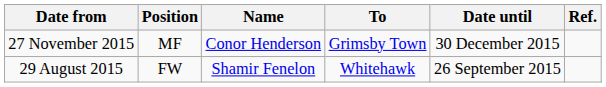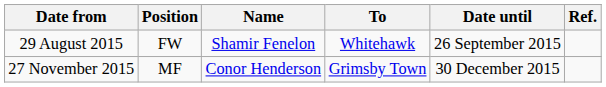rows swapped: (71, 69) <-> (71, 43)
